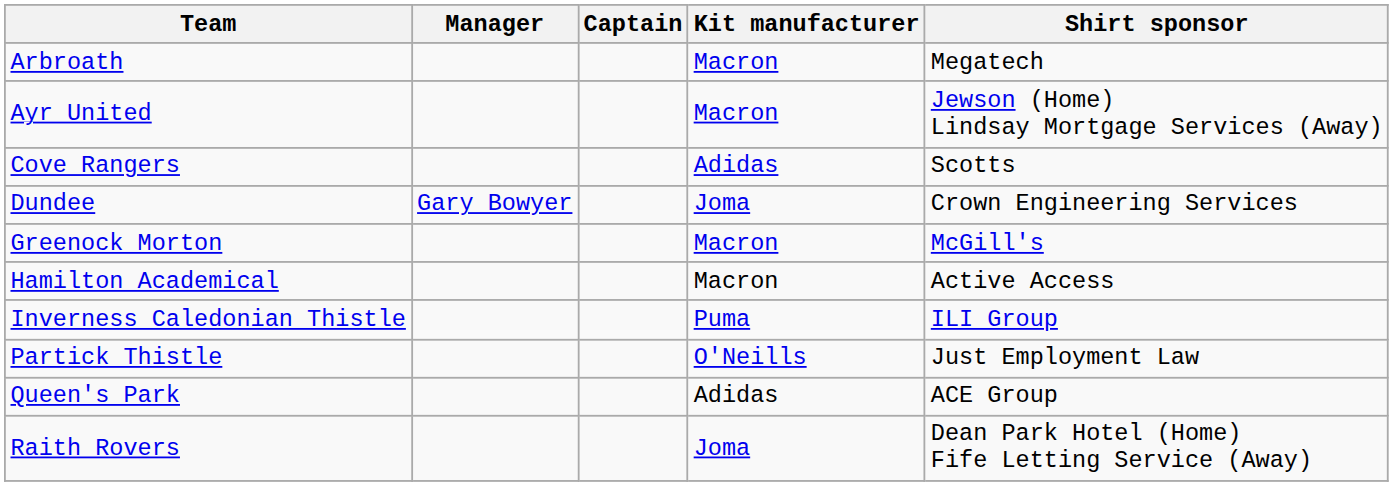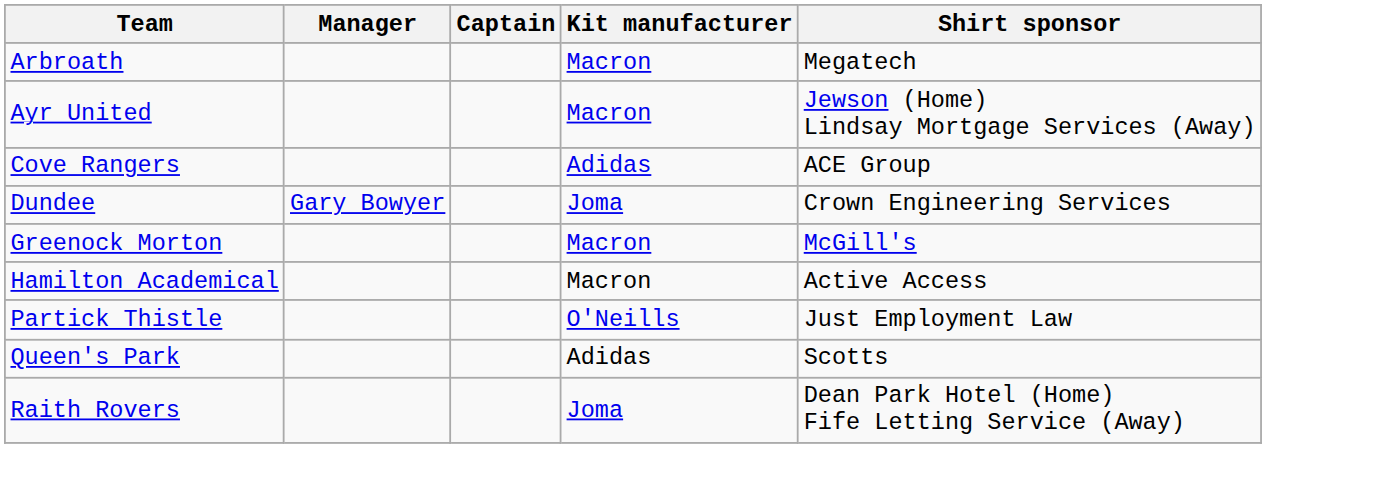(973, 166) Scotts -> (867, 166) ACE Group
- row: (208, 320)
(994, 396) ACE Group -> (846, 358) Scotts
